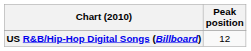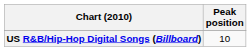(225, 38) 12 -> (225, 38) 10
